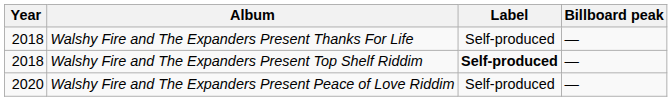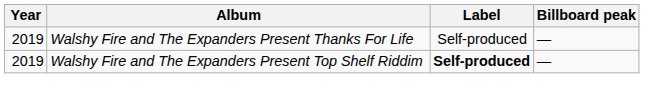(26, 38) 2018 -> (26, 38) 2019
(26, 61) 2018 -> (26, 61) 2019
- row: (252, 84)
